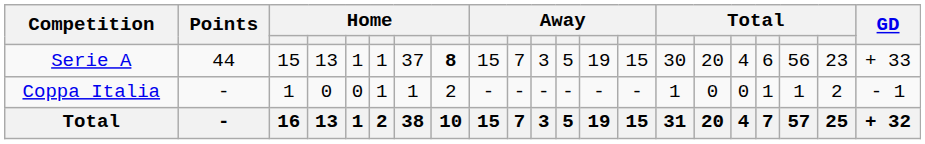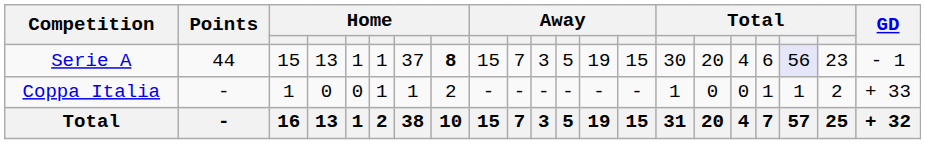(799, 61) no background -> (799, 61) lavender background
(888, 61) + 33 -> (888, 61) - 1
(888, 92) - 1 -> (888, 92) + 33
